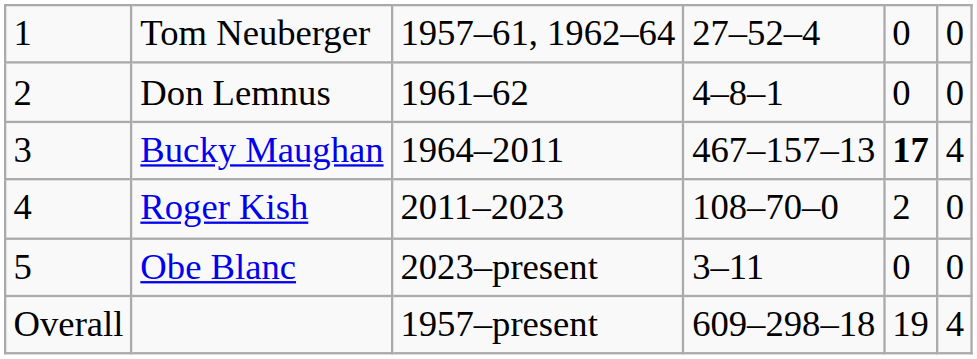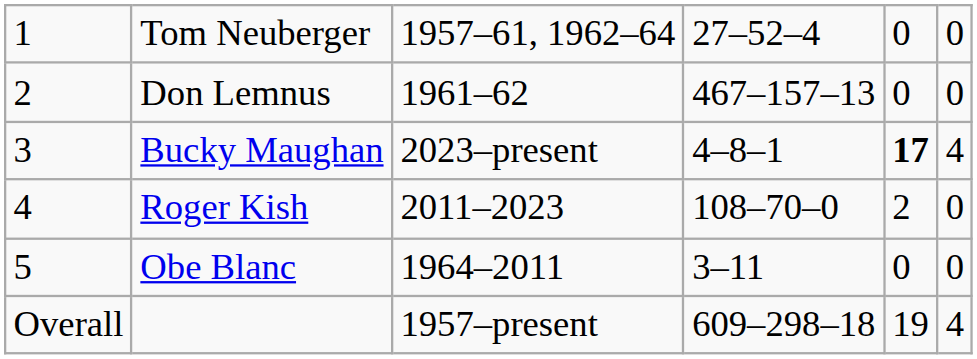(738, 91) 4–8–1 -> (784, 91) 467–157–13
(482, 149) 1964–2011 -> (499, 149) 2023–present
(784, 149) 467–157–13 -> (738, 149) 4–8–1
(499, 265) 2023–present -> (482, 265) 1964–2011
